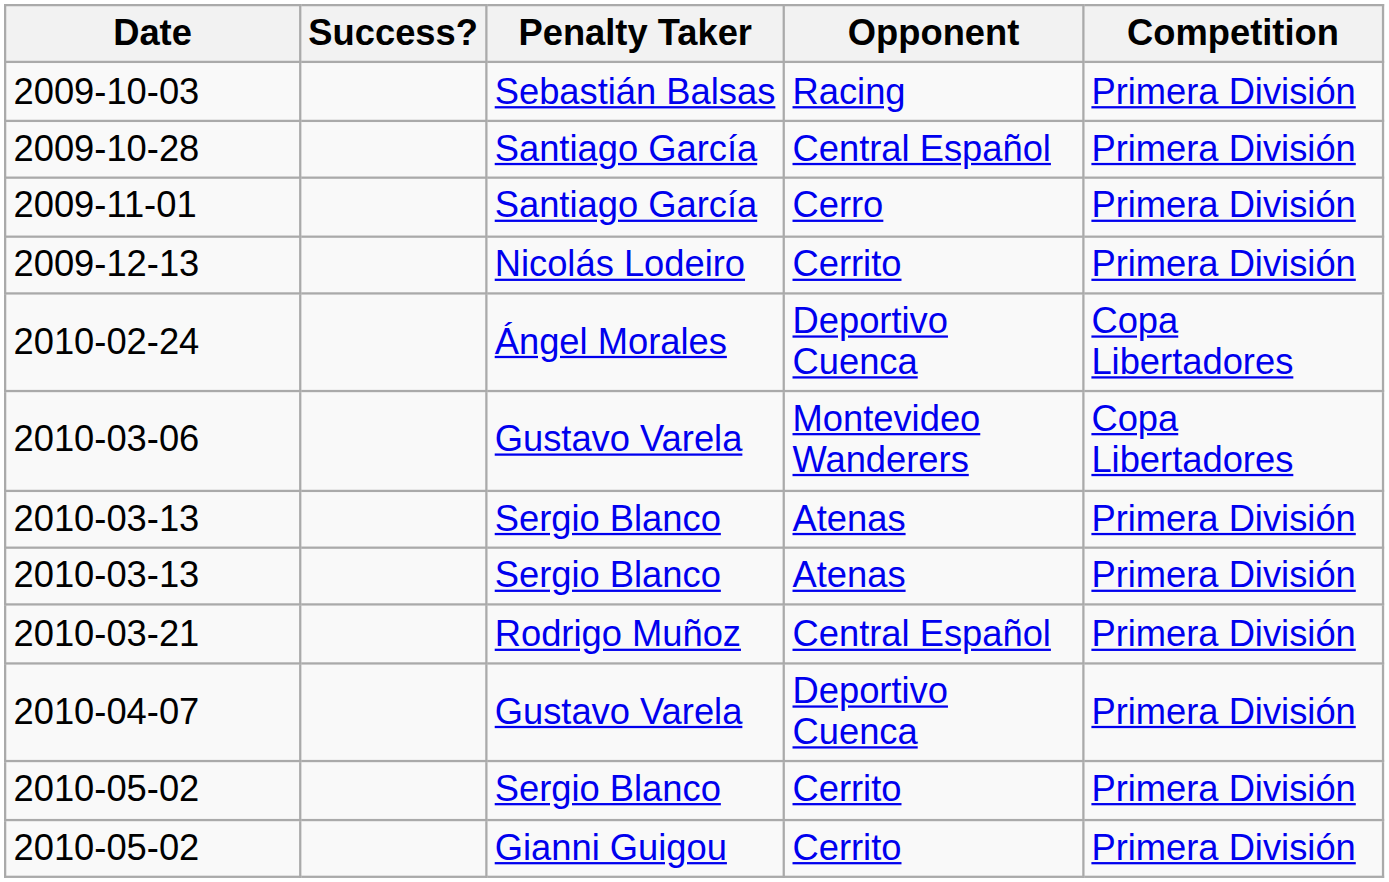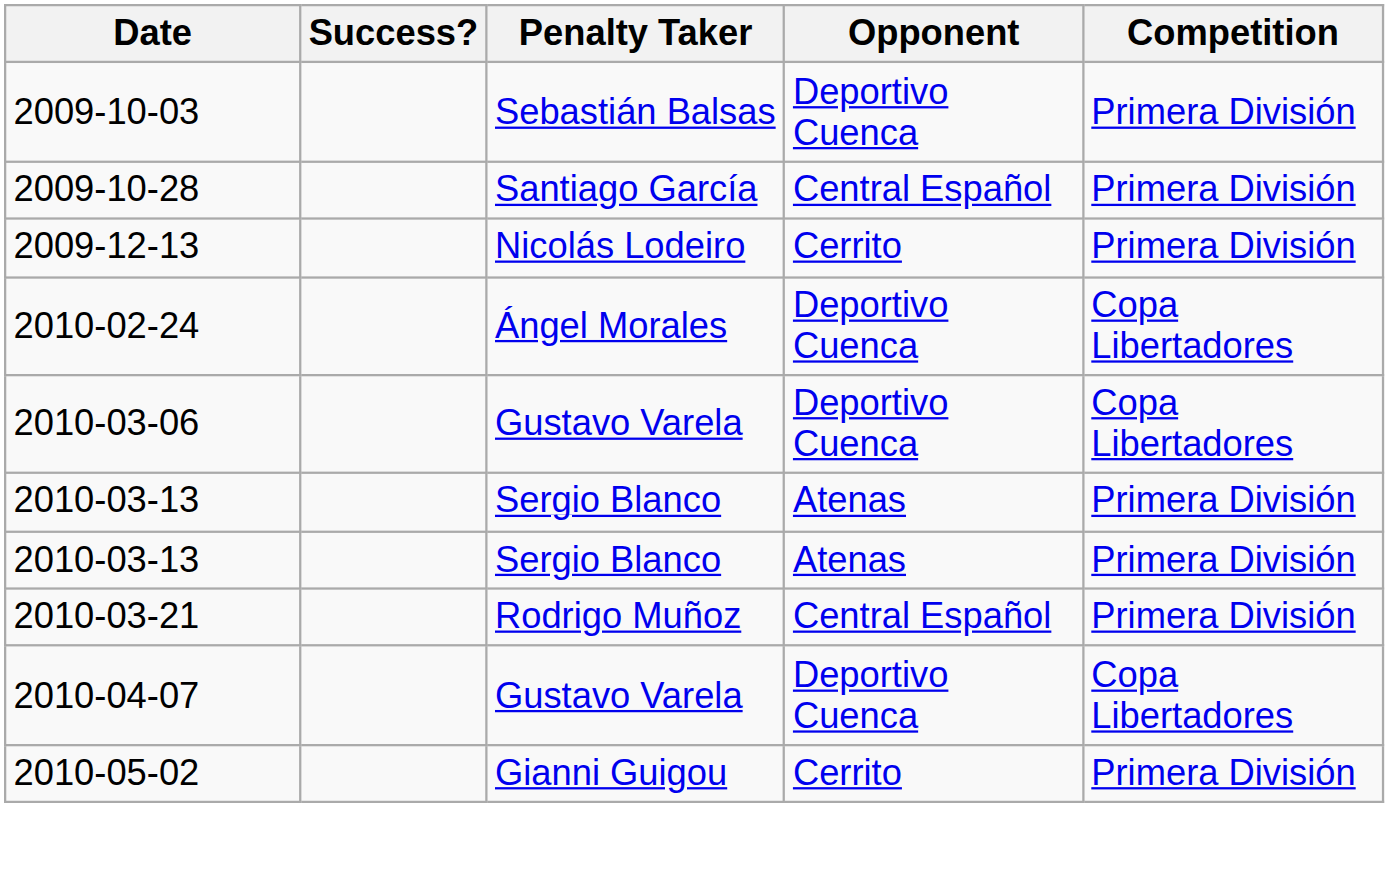(849, 90) Racing -> (871, 111) Deportivo Cuenca
- row: (105, 206)
(886, 440) Montevideo Wanderers -> (871, 423) Deportivo Cuenca
(1224, 711) Primera División -> (1192, 694) Copa Libertadores
- row: (106, 789)
